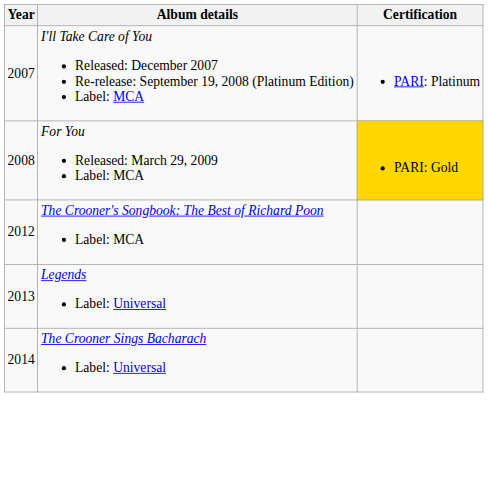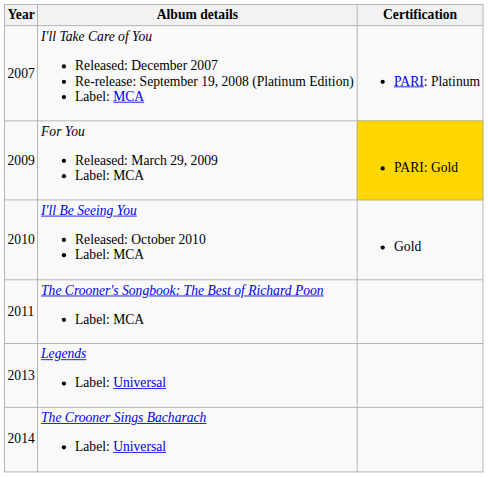(21, 160) 2008 -> (21, 160) 2009
+ row: (197, 233)
(21, 232) 2012 -> (21, 311) 2011
